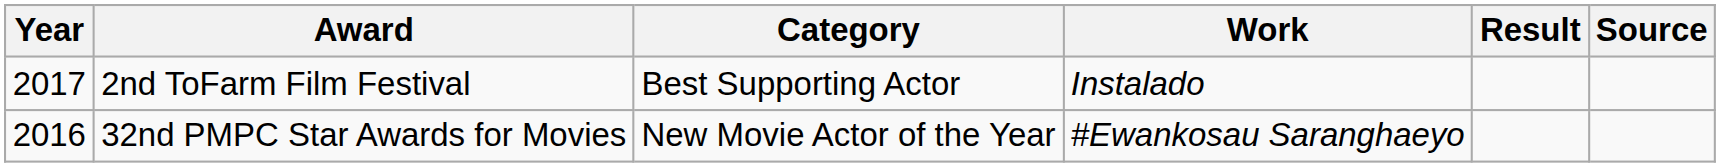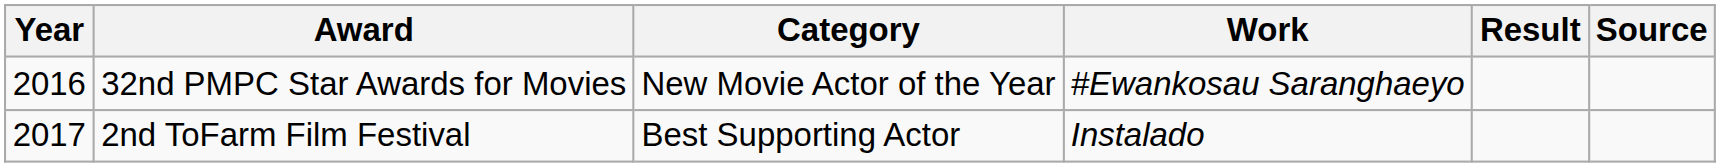rows swapped: (364, 135) <-> (286, 82)
